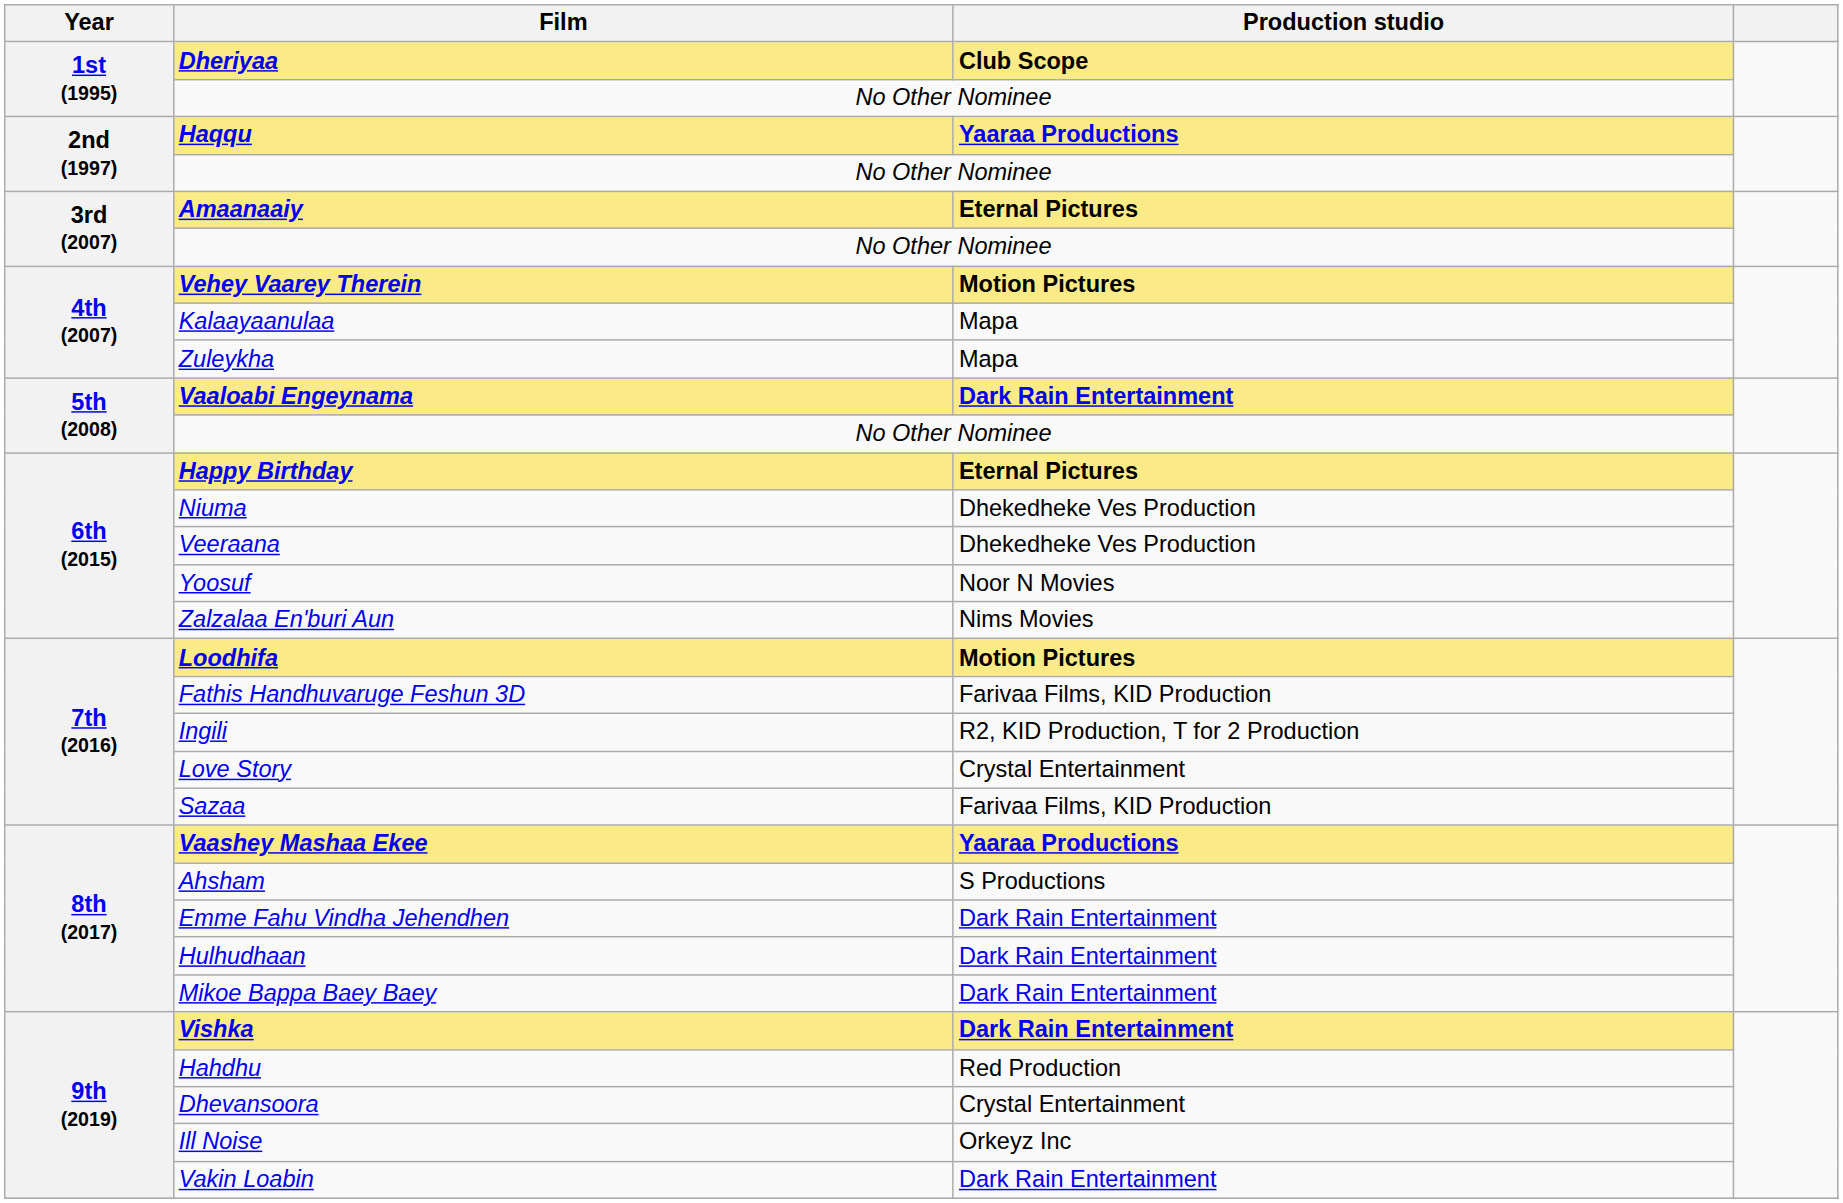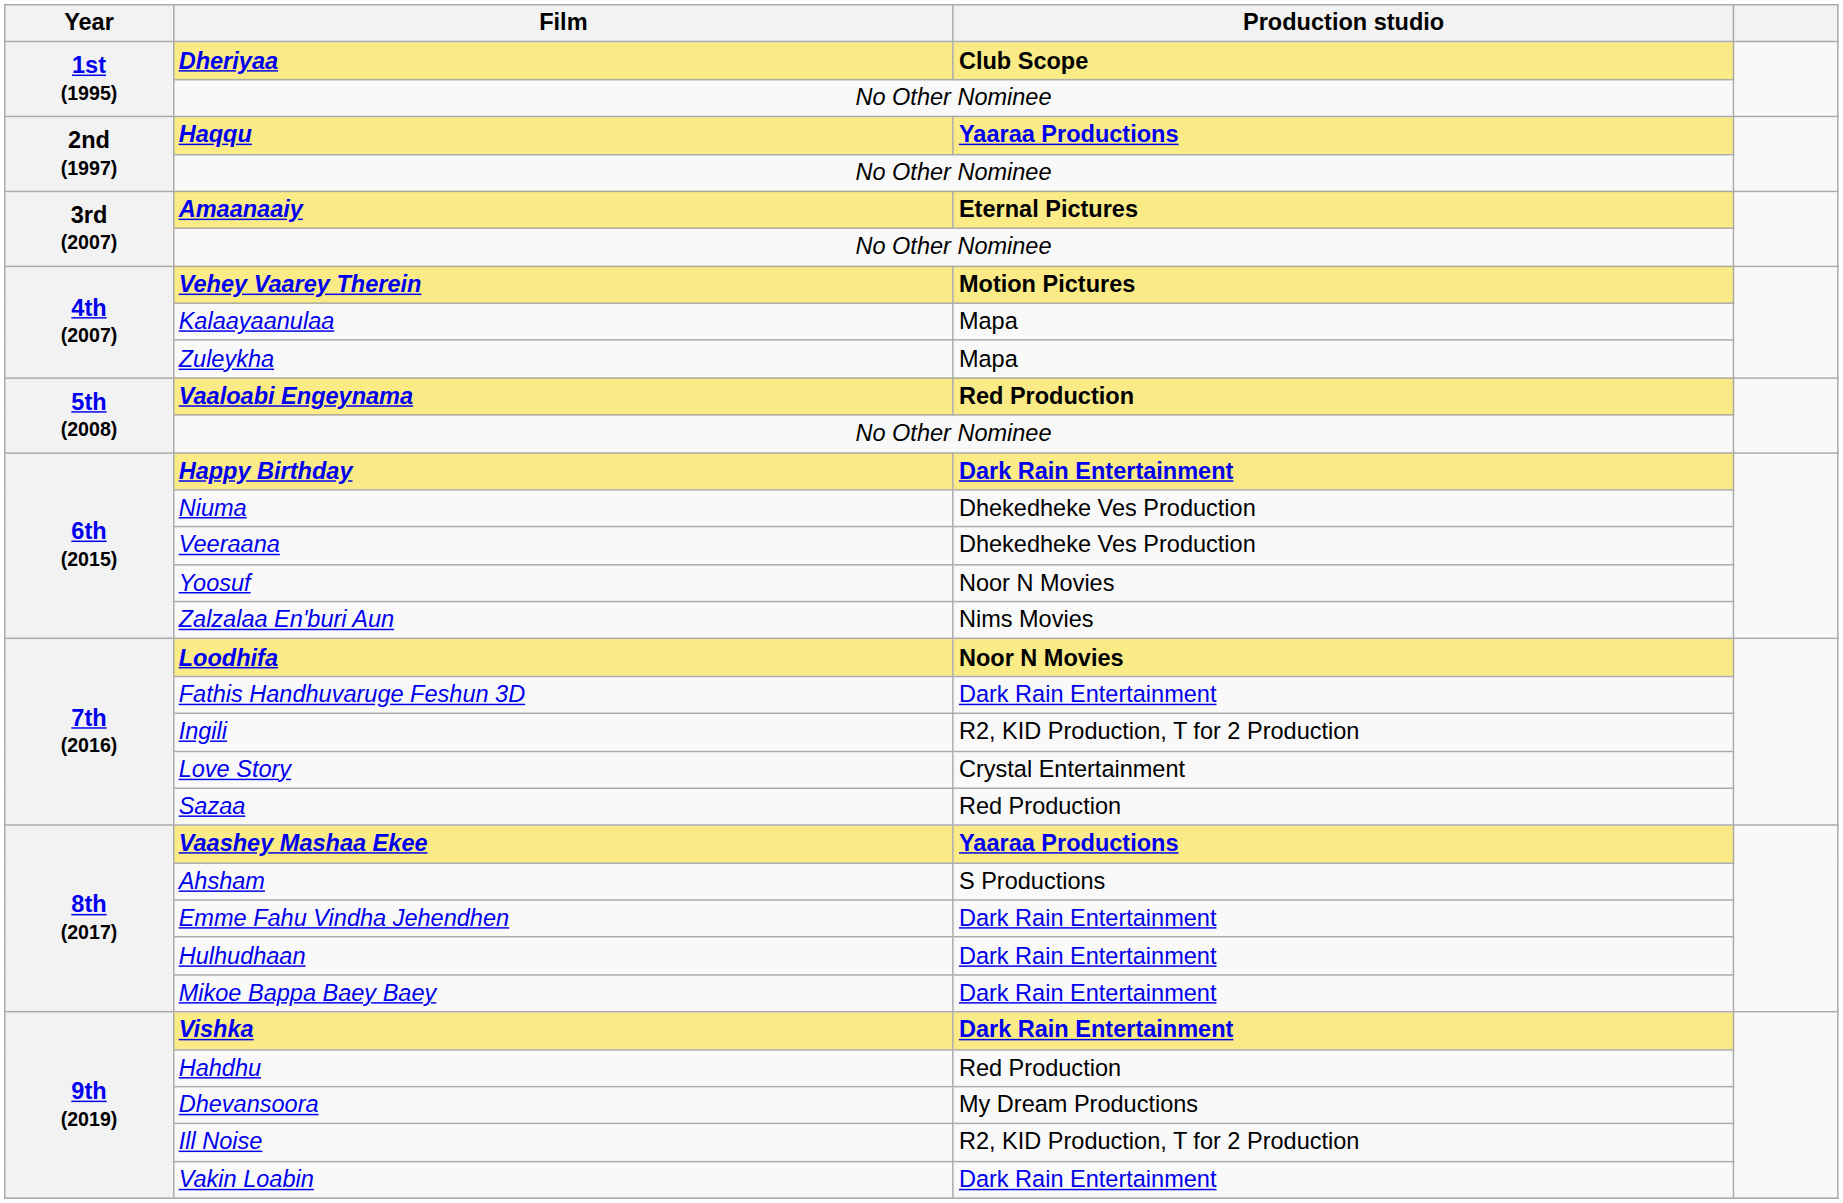(1096, 396) Dark Rain Entertainment -> (1046, 396) Red Production
(1048, 470) Eternal Pictures -> (1096, 470) Dark Rain Entertainment
(1047, 657) Motion Pictures -> (1041, 657) Noor N Movies
(1115, 694) Farivaa Films, KID Production -> (1088, 694) Dark Rain Entertainment
(1115, 806) Farivaa Films, KID Production -> (1040, 806) Red Production
(1072, 1104) Crystal Entertainment -> (1079, 1104) My Dream Productions
(1015, 1142) Orkeyz Inc -> (1159, 1142) R2, KID Production, T for 2 Production
